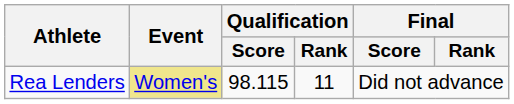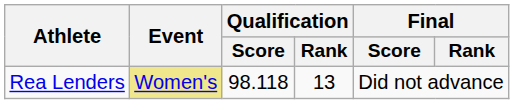(258, 83) 98.115 -> (258, 83) 98.118
(324, 83) 11 -> (324, 83) 13
